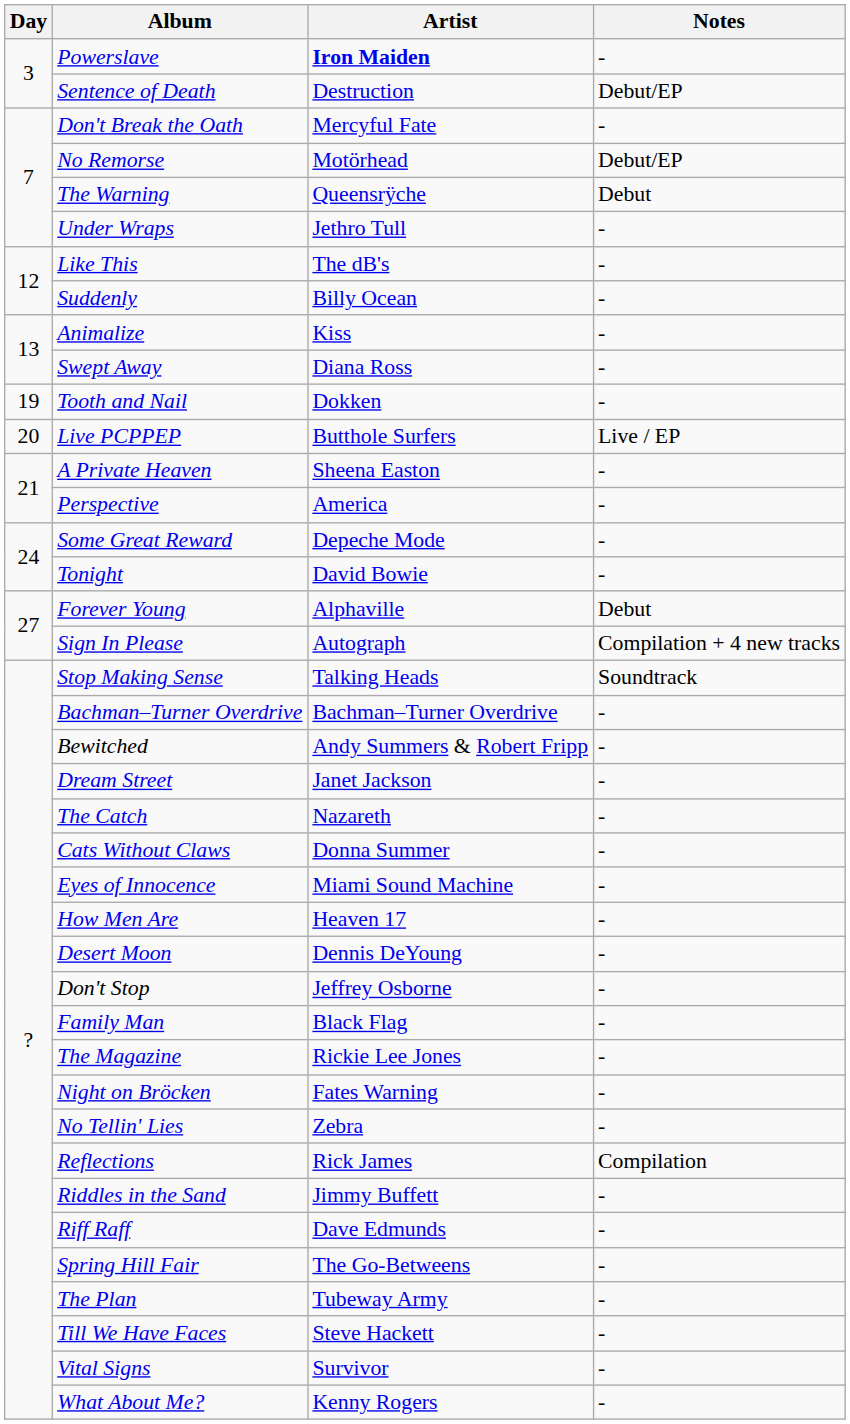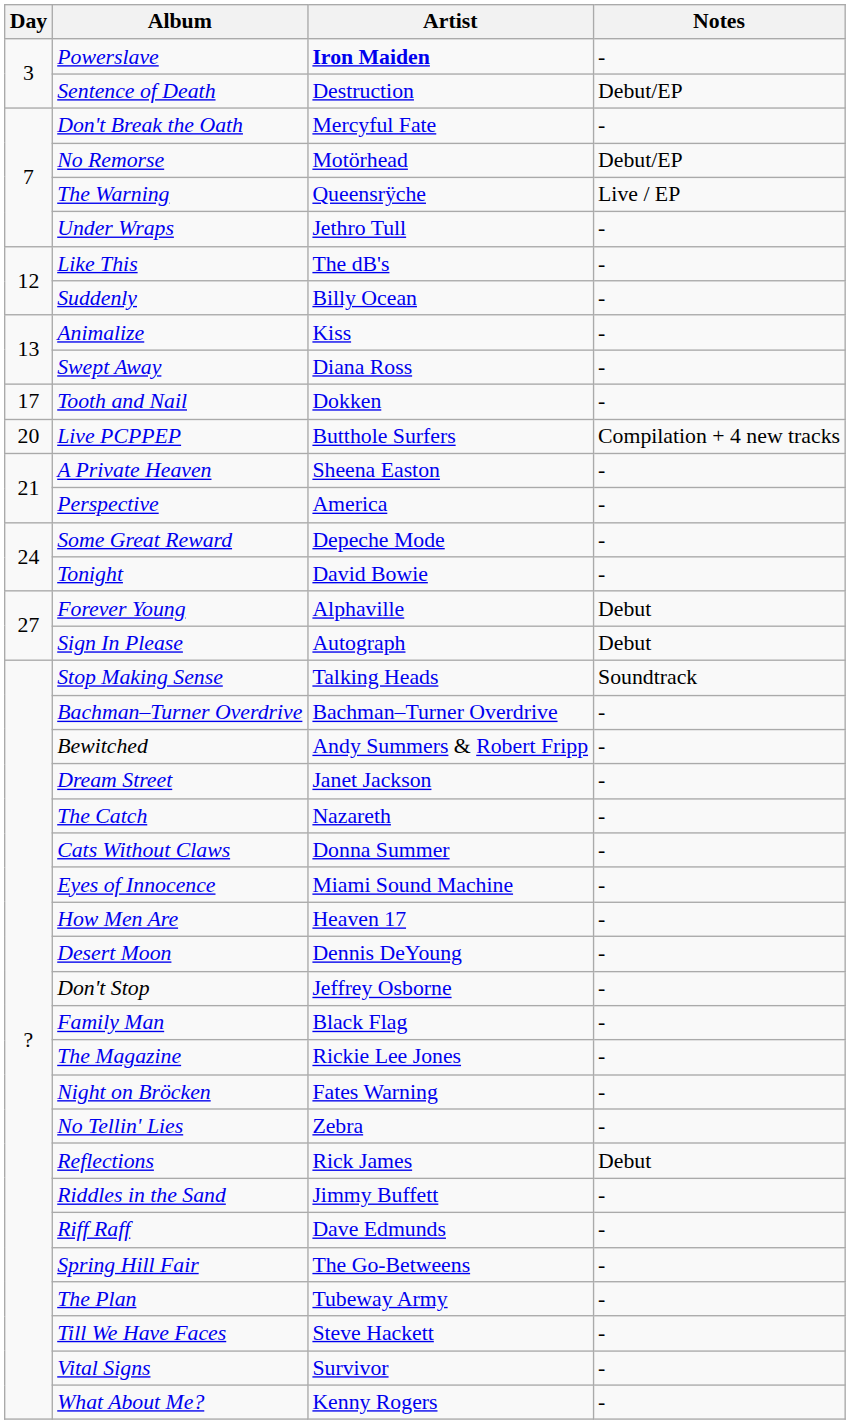(625, 194) Debut -> (639, 194) Live / EP
(28, 401) 19 -> (28, 401) 17
(639, 435) Live / EP -> (719, 435) Compilation + 4 new tracks
(719, 642) Compilation + 4 new tracks -> (625, 642) Debut
(652, 1160) Compilation -> (625, 1160) Debut
